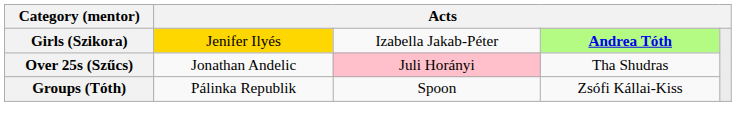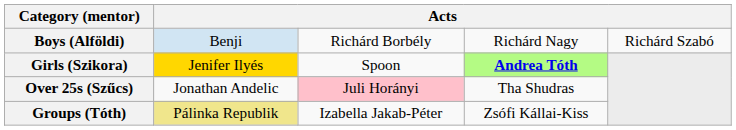+ row: (79, 40)
(437, 40) Izabella Jakab-Péter -> (381, 64) Spoon
(244, 88) no background -> (226, 112) khaki background
(437, 88) Spoon -> (381, 112) Izabella Jakab-Péter
